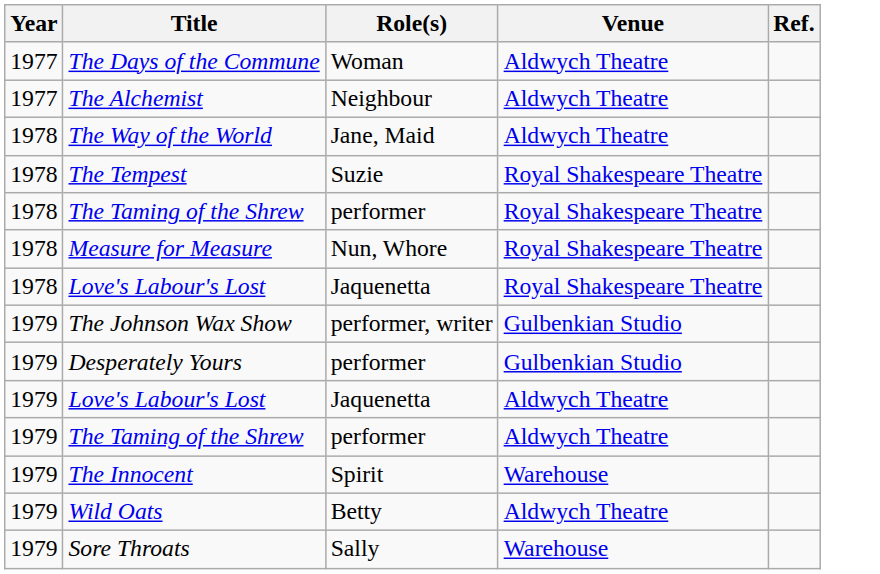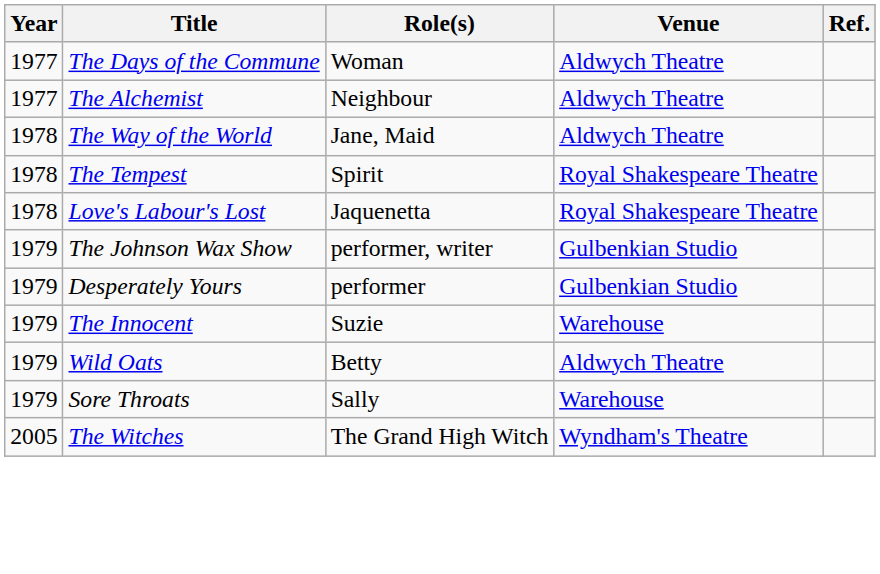(357, 173) Suzie -> (357, 173) Spirit
- row: (186, 211)
- row: (170, 248)
- row: (167, 398)
- row: (186, 436)
(357, 473) Spirit -> (357, 323) Suzie
+ row: (126, 436)
